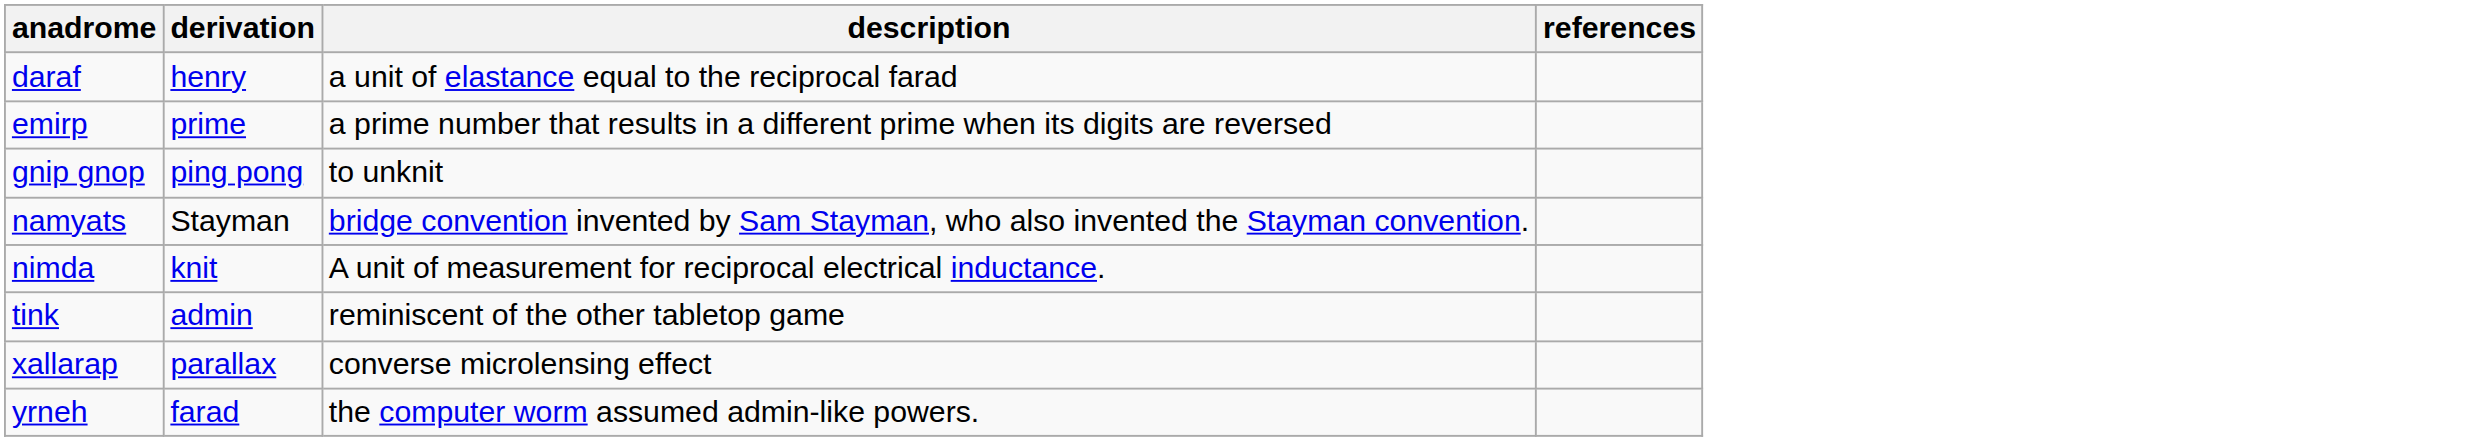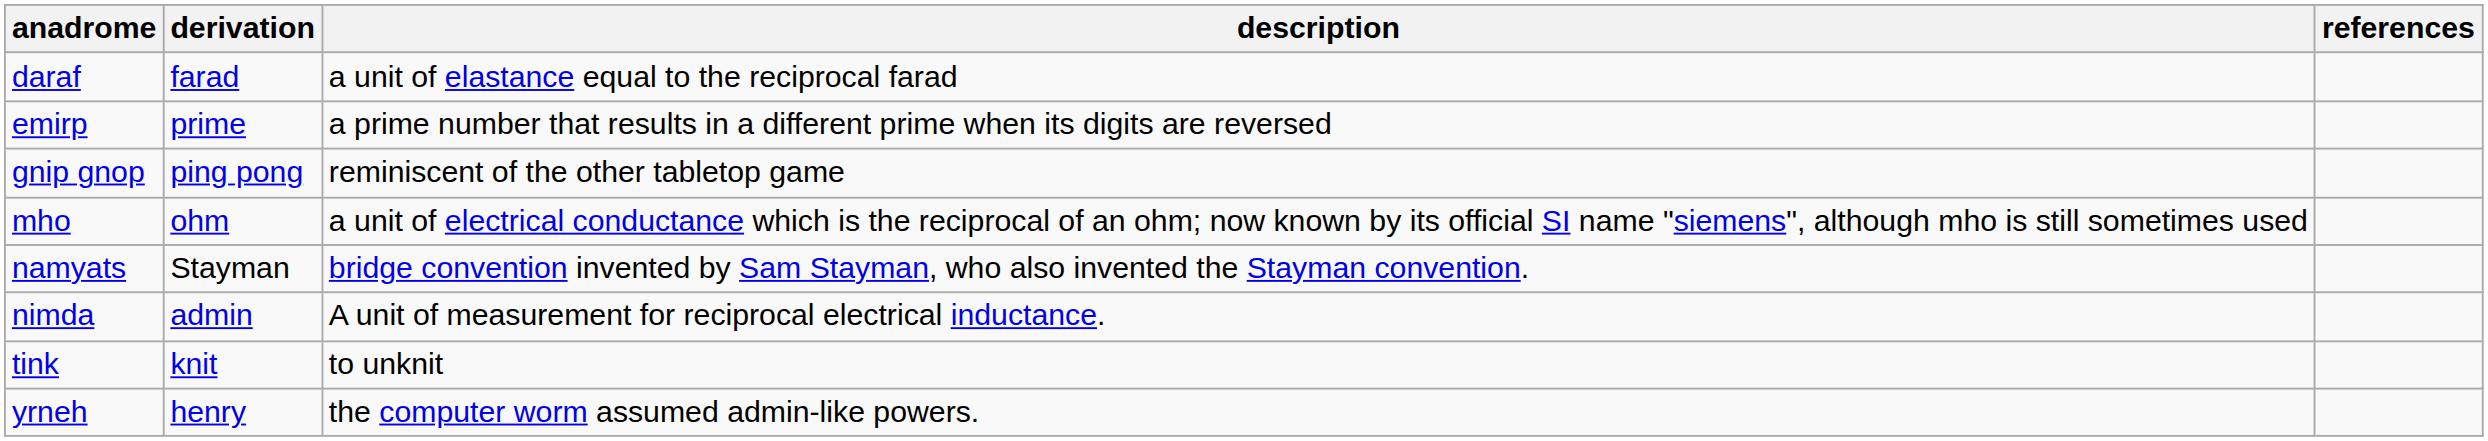(208, 76) henry -> (205, 76) farad
(386, 172) to unknit -> (587, 172) reminiscent of the other tabletop game
+ row: (41, 220)
(194, 268) knit -> (212, 316) admin
(212, 316) admin -> (194, 364) knit
(587, 316) reminiscent of the other tabletop game -> (386, 364) to unknit
- row: (65, 364)
(205, 412) farad -> (208, 412) henry
